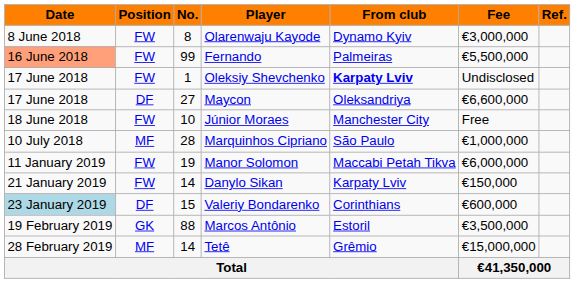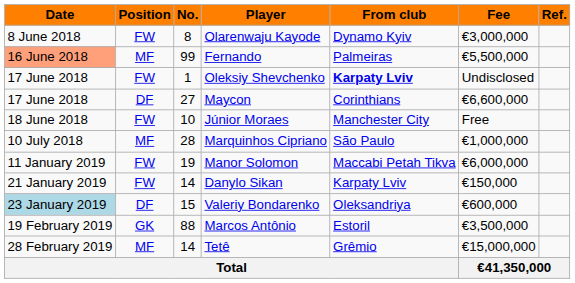(145, 57) FW -> (145, 57) MF
(372, 99) Oleksandriya -> (367, 99) Corinthians
(367, 204) Corinthians -> (372, 204) Oleksandriya
